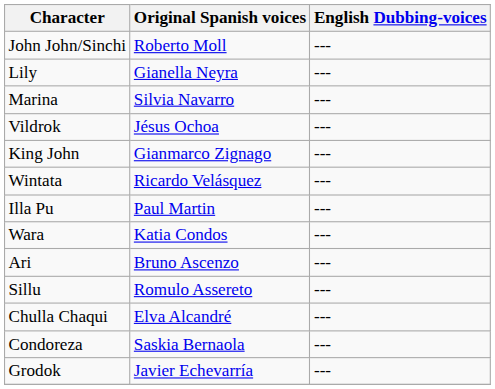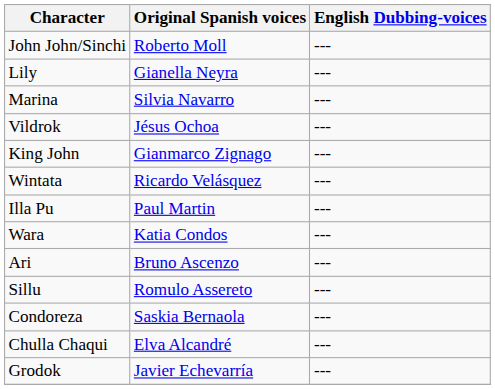rows swapped: (58, 316) <-> (46, 343)
